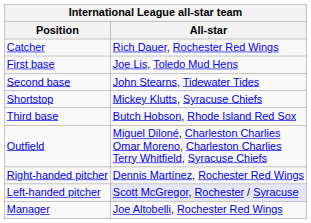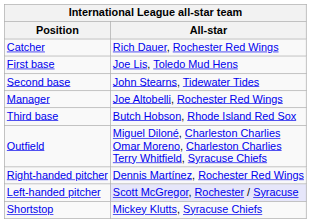rows swapped: (30, 99) <-> (28, 210)
